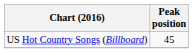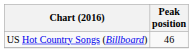(169, 39) 45 -> (169, 39) 46
